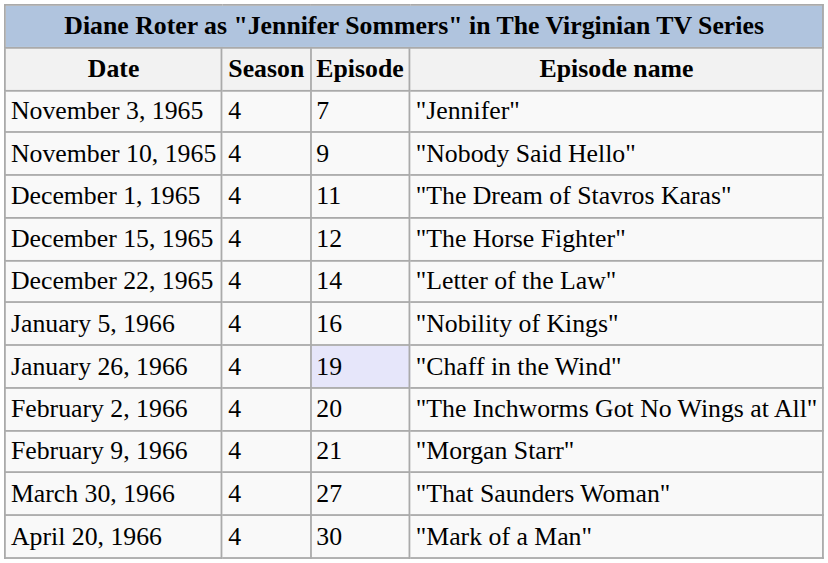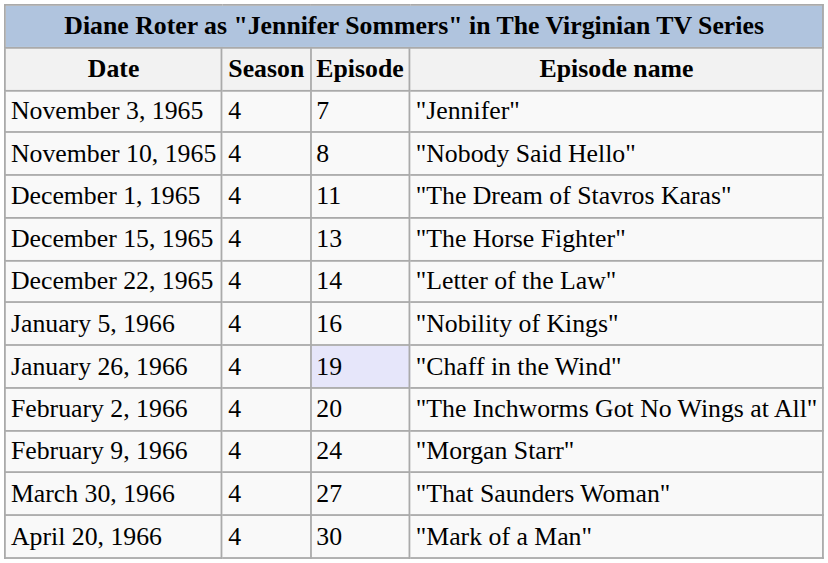(323, 153) 9 -> (323, 153) 8
(329, 238) 12 -> (329, 238) 13
(329, 451) 21 -> (329, 451) 24
